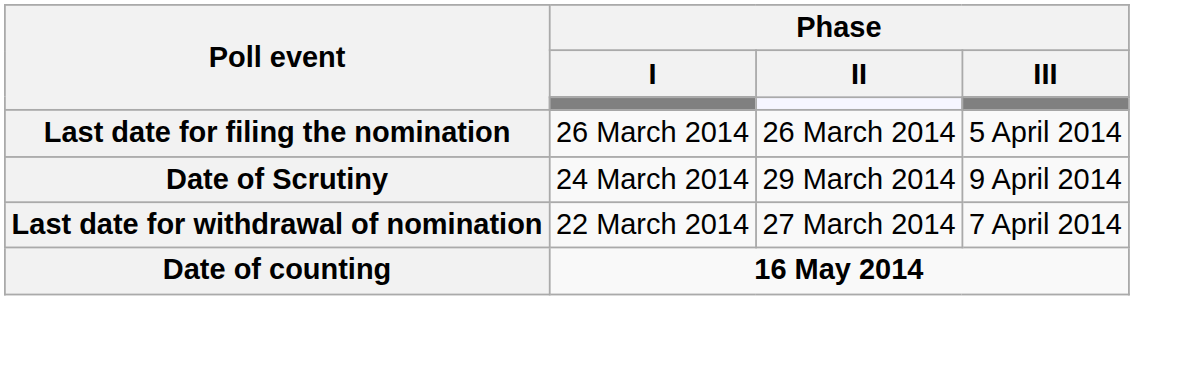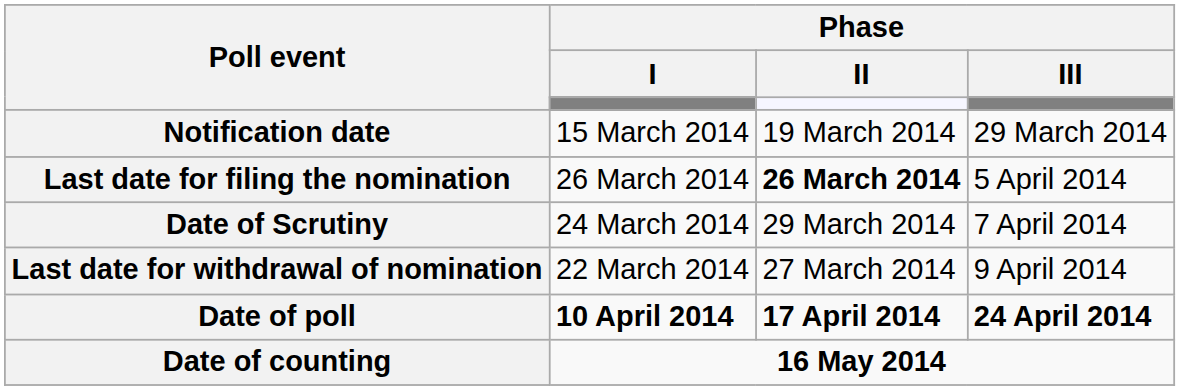+ row: (277, 132)
(859, 132) normal -> (861, 178) bold
(1045, 178) 9 April 2014 -> (1050, 224) 7 April 2014
(1045, 224) 7 April 2014 -> (1050, 270) 9 April 2014
+ row: (277, 316)
